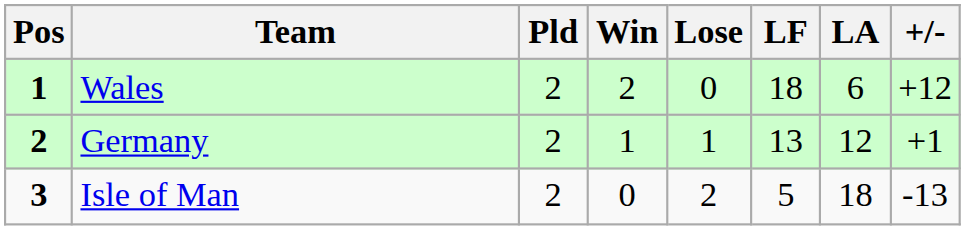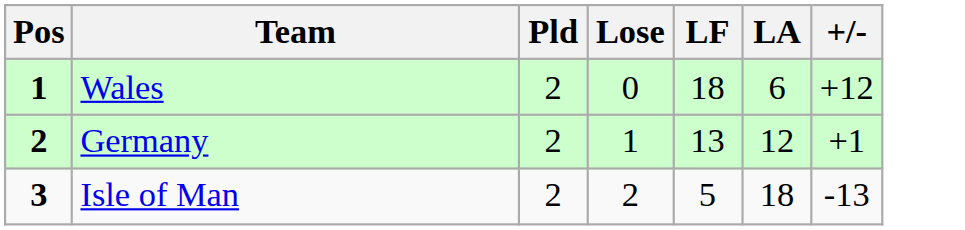- column: (627, 31)
